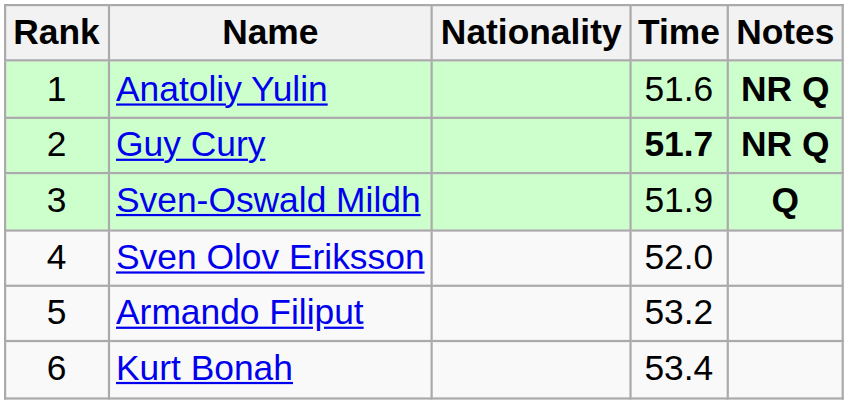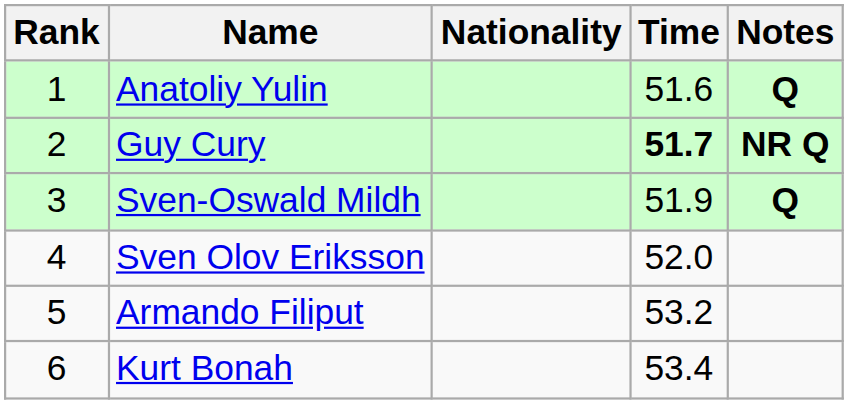(785, 88) NR Q -> (785, 88) Q
